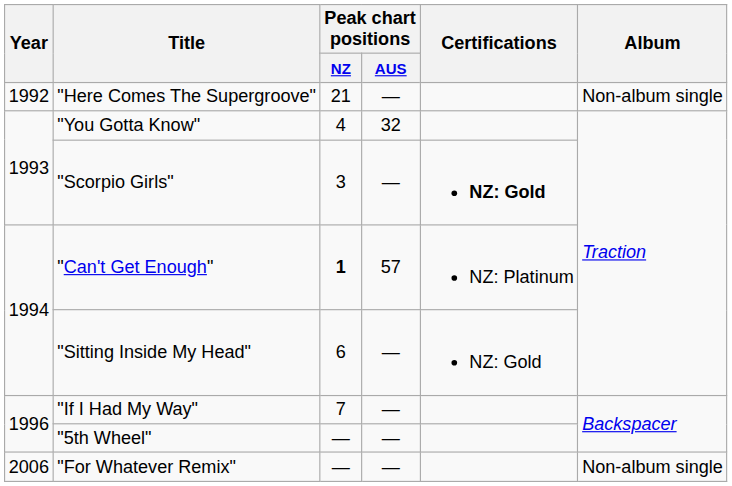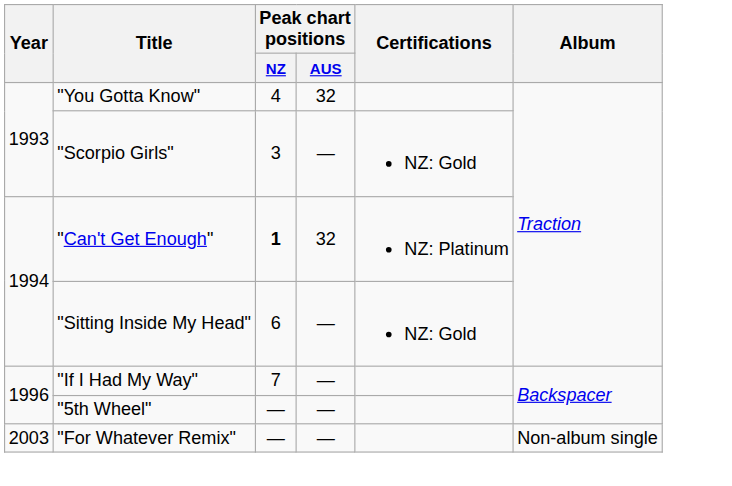- row: (187, 96)
(499, 192) bold -> (434, 164) normal
(391, 267) 57 -> (326, 238) 32
(29, 466) 2006 -> (29, 438) 2003
